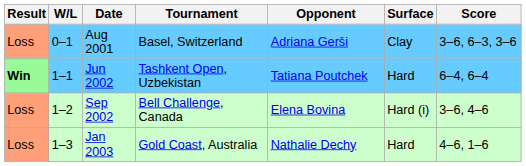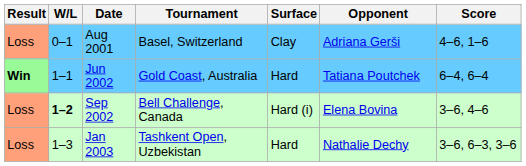columns swapped: (410, 14) <-> (326, 14)
(478, 41) 3–6, 6–3, 3–6 -> (464, 41) 4–6, 1–6
(183, 75) Tashkent Open, Uzbekistan -> (198, 75) Gold Coast, Australia
(62, 110) normal -> (62, 110) bold
(198, 144) Gold Coast, Australia -> (183, 144) Tashkent Open, Uzbekistan
(464, 144) 4–6, 1–6 -> (478, 144) 3–6, 6–3, 3–6
